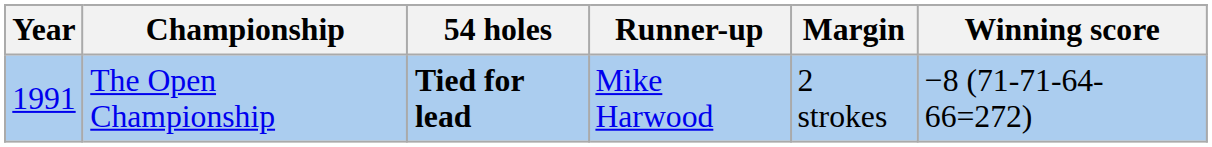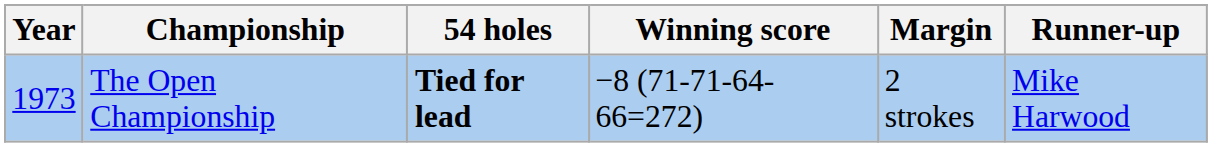columns swapped: (1062, 29) <-> (689, 29)
(44, 97) 1991 -> (44, 97) 1973
